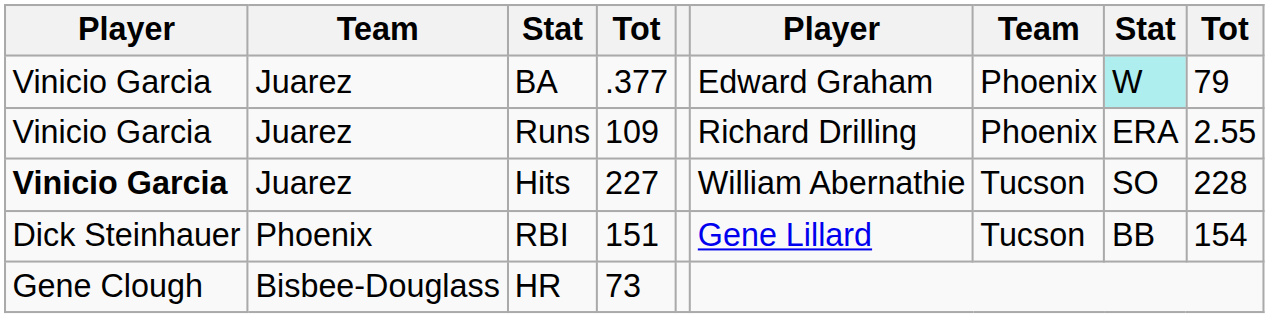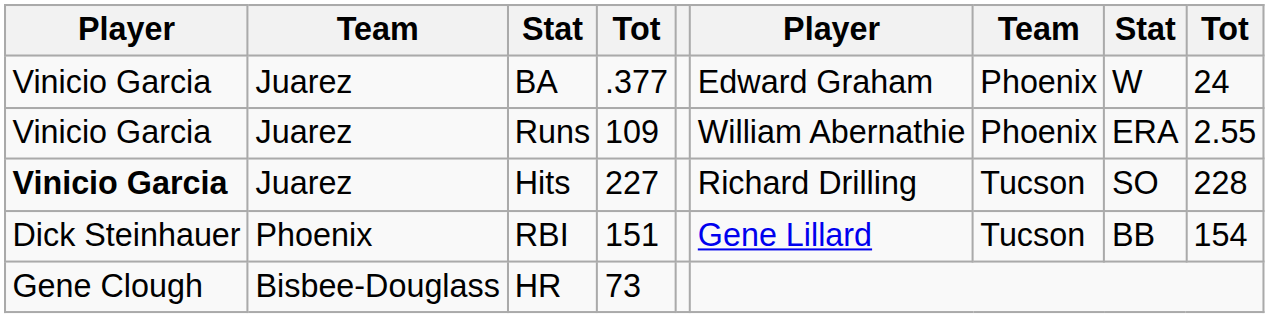(1127, 81) paleturquoise background -> (1127, 81) no background
(1211, 81) 79 -> (1211, 81) 24
(807, 132) Richard Drilling -> (832, 132) William Abernathie
(832, 183) William Abernathie -> (807, 183) Richard Drilling
